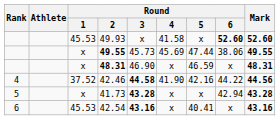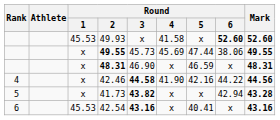(83, 80) 37.52 -> (83, 80) x
(142, 94) 43.28 -> (142, 94) 43.82
